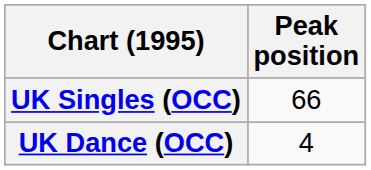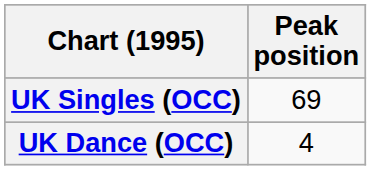(306, 99) 66 -> (306, 99) 69
